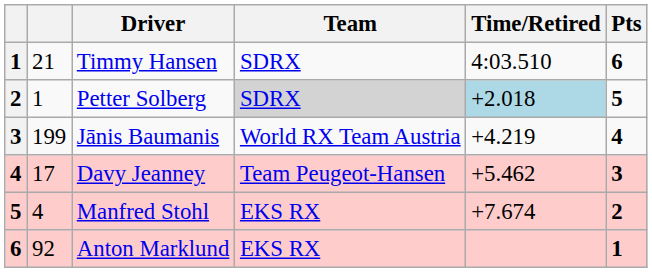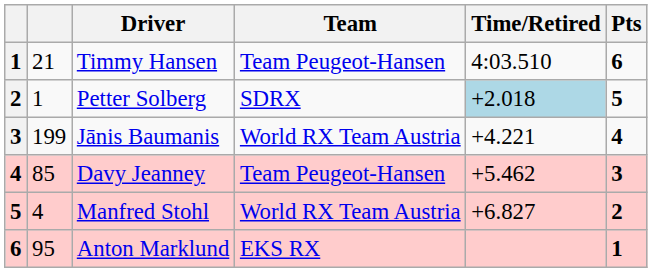(270, 61) SDRX -> (343, 61) Team Peugeot-Hansen
(270, 98) lightgrey background -> (270, 98) no background
(503, 136) +4.219 -> (503, 136) +4.221
(43, 173) 17 -> (43, 173) 85
(280, 211) EKS RX -> (350, 211) World RX Team Austria
(503, 211) +7.674 -> (503, 211) +6.827
(43, 249) 92 -> (43, 249) 95
